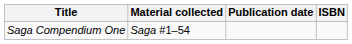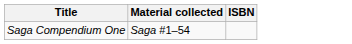- column: (271, 13)
